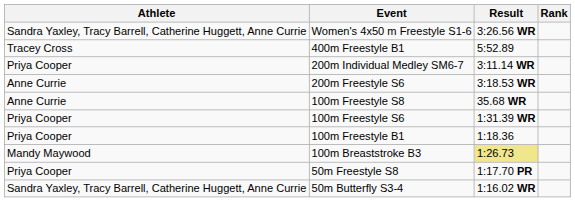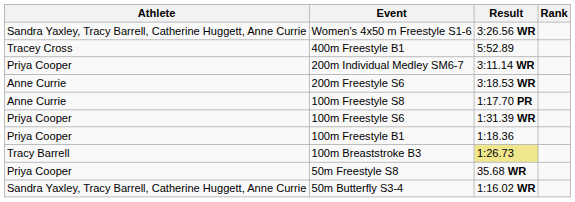(502, 101) 35.68 WR -> (505, 101) 1:17.70 PR
(49, 154) Mandy Maywood -> (38, 154) Tracy Barrell
(505, 171) 1:17.70 PR -> (502, 171) 35.68 WR
